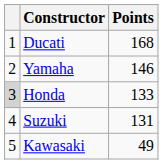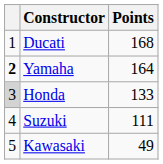(12, 69) normal -> (12, 69) bold
(142, 69) 146 -> (142, 69) 164
(142, 120) 131 -> (143, 120) 111
